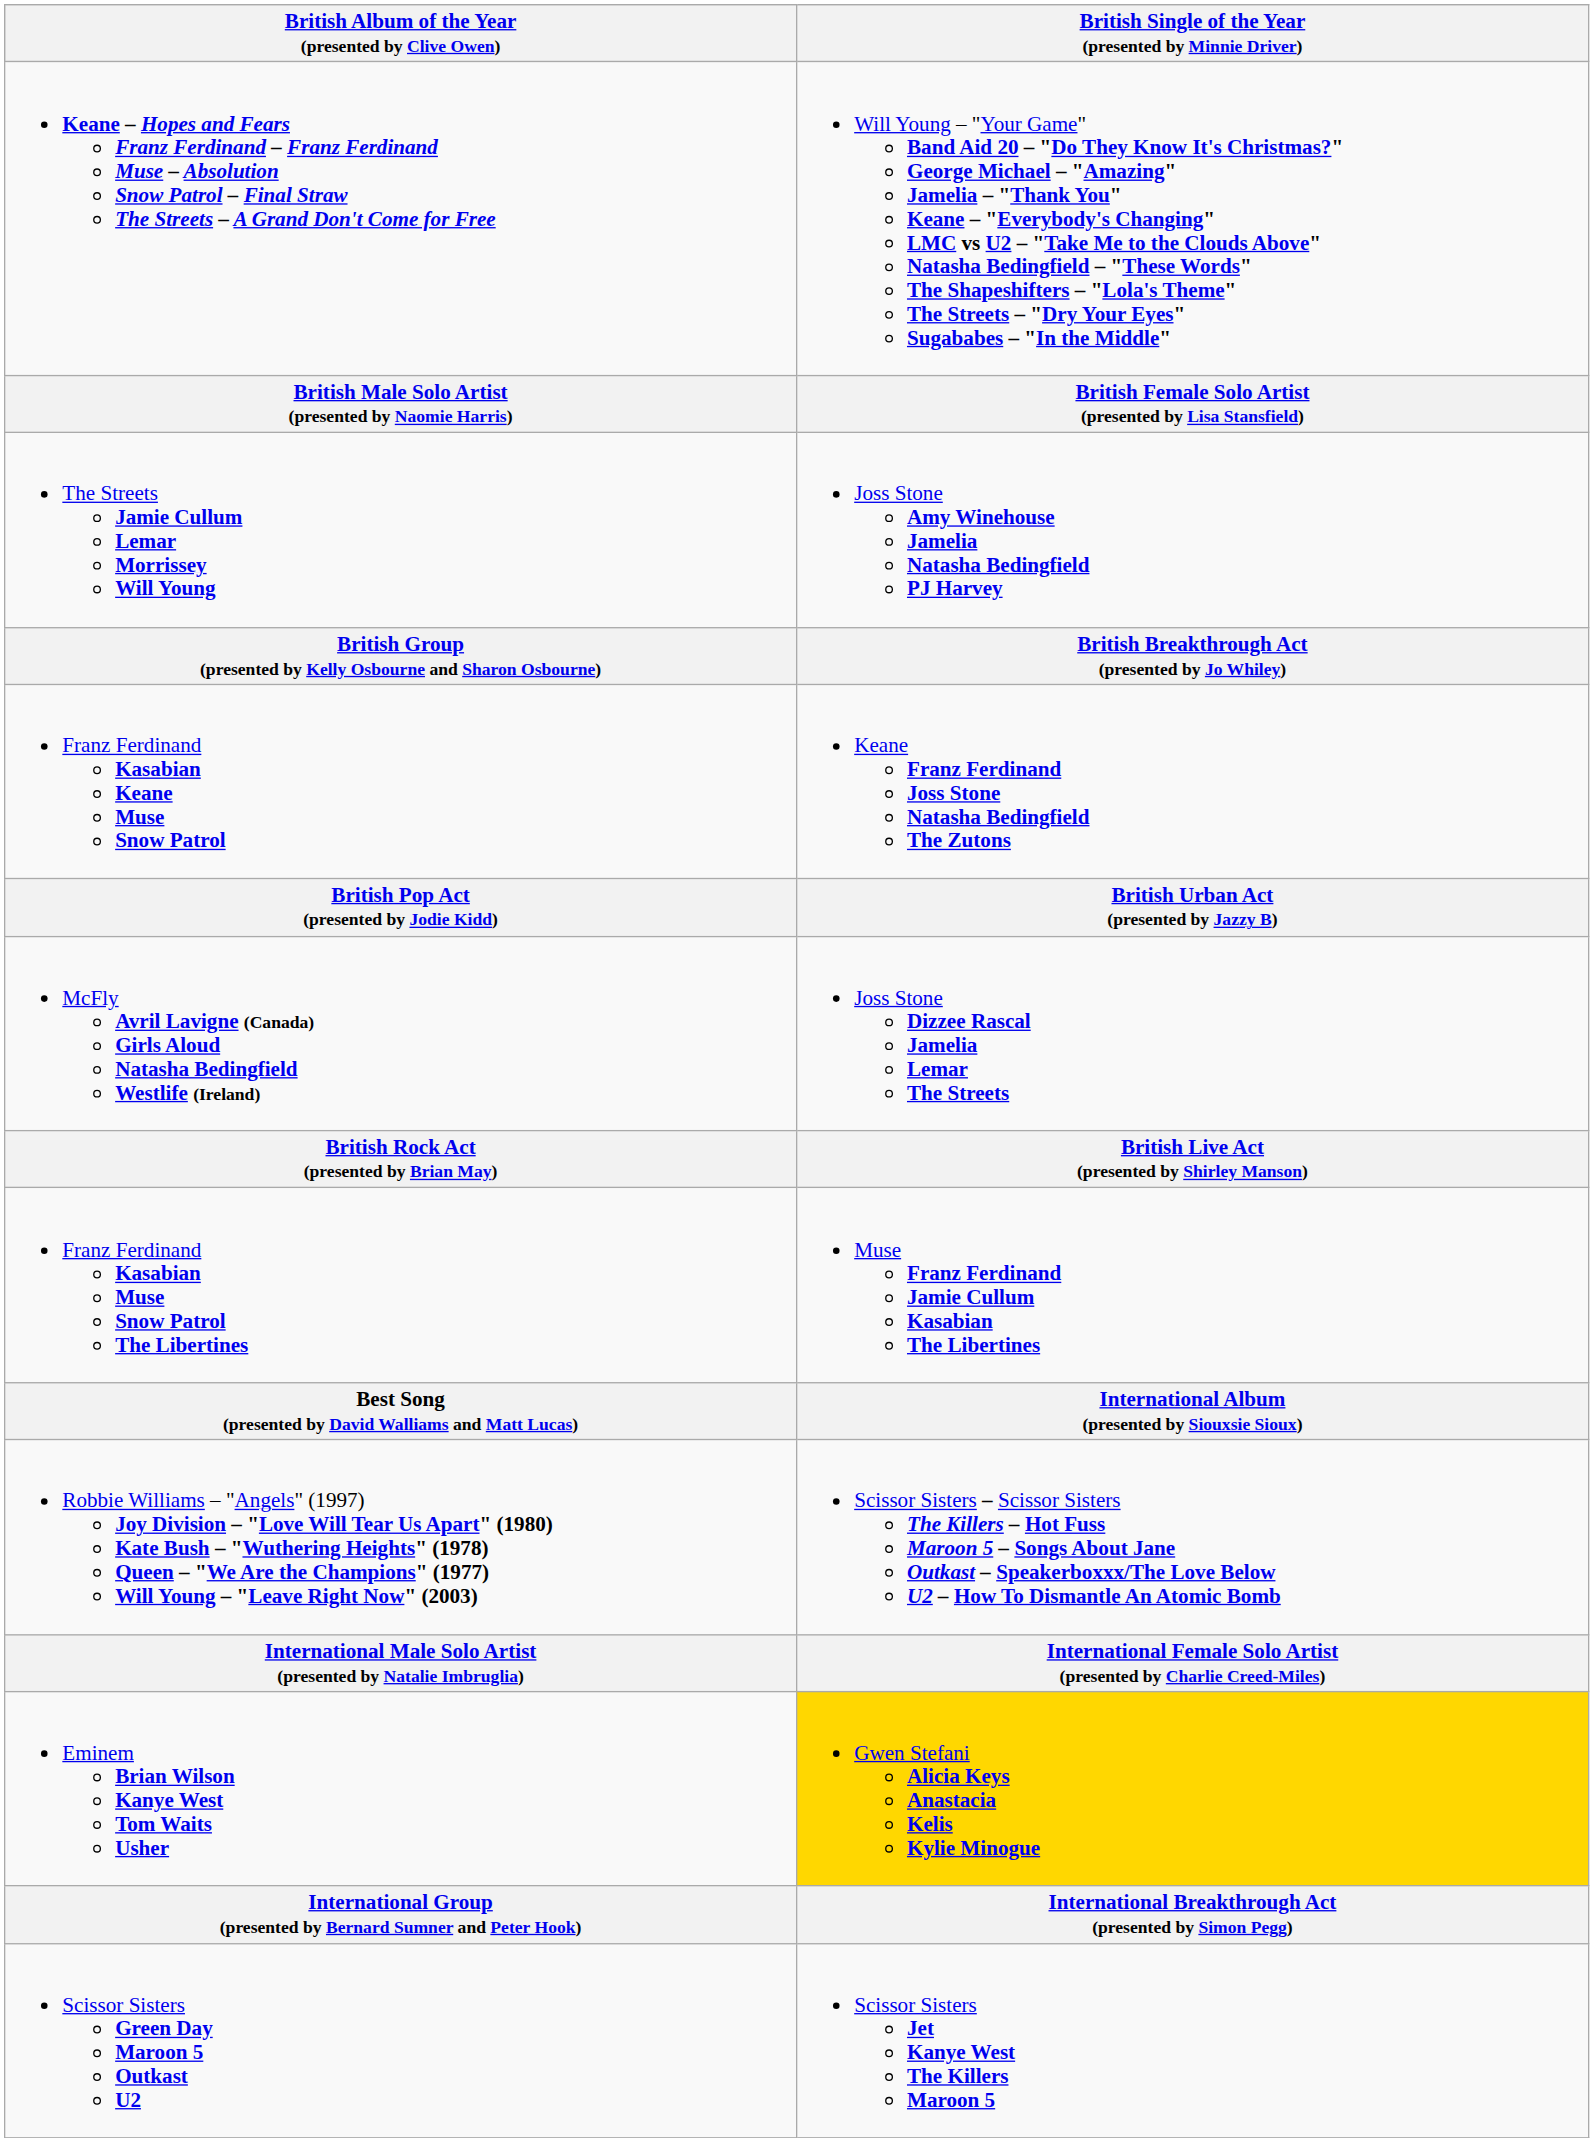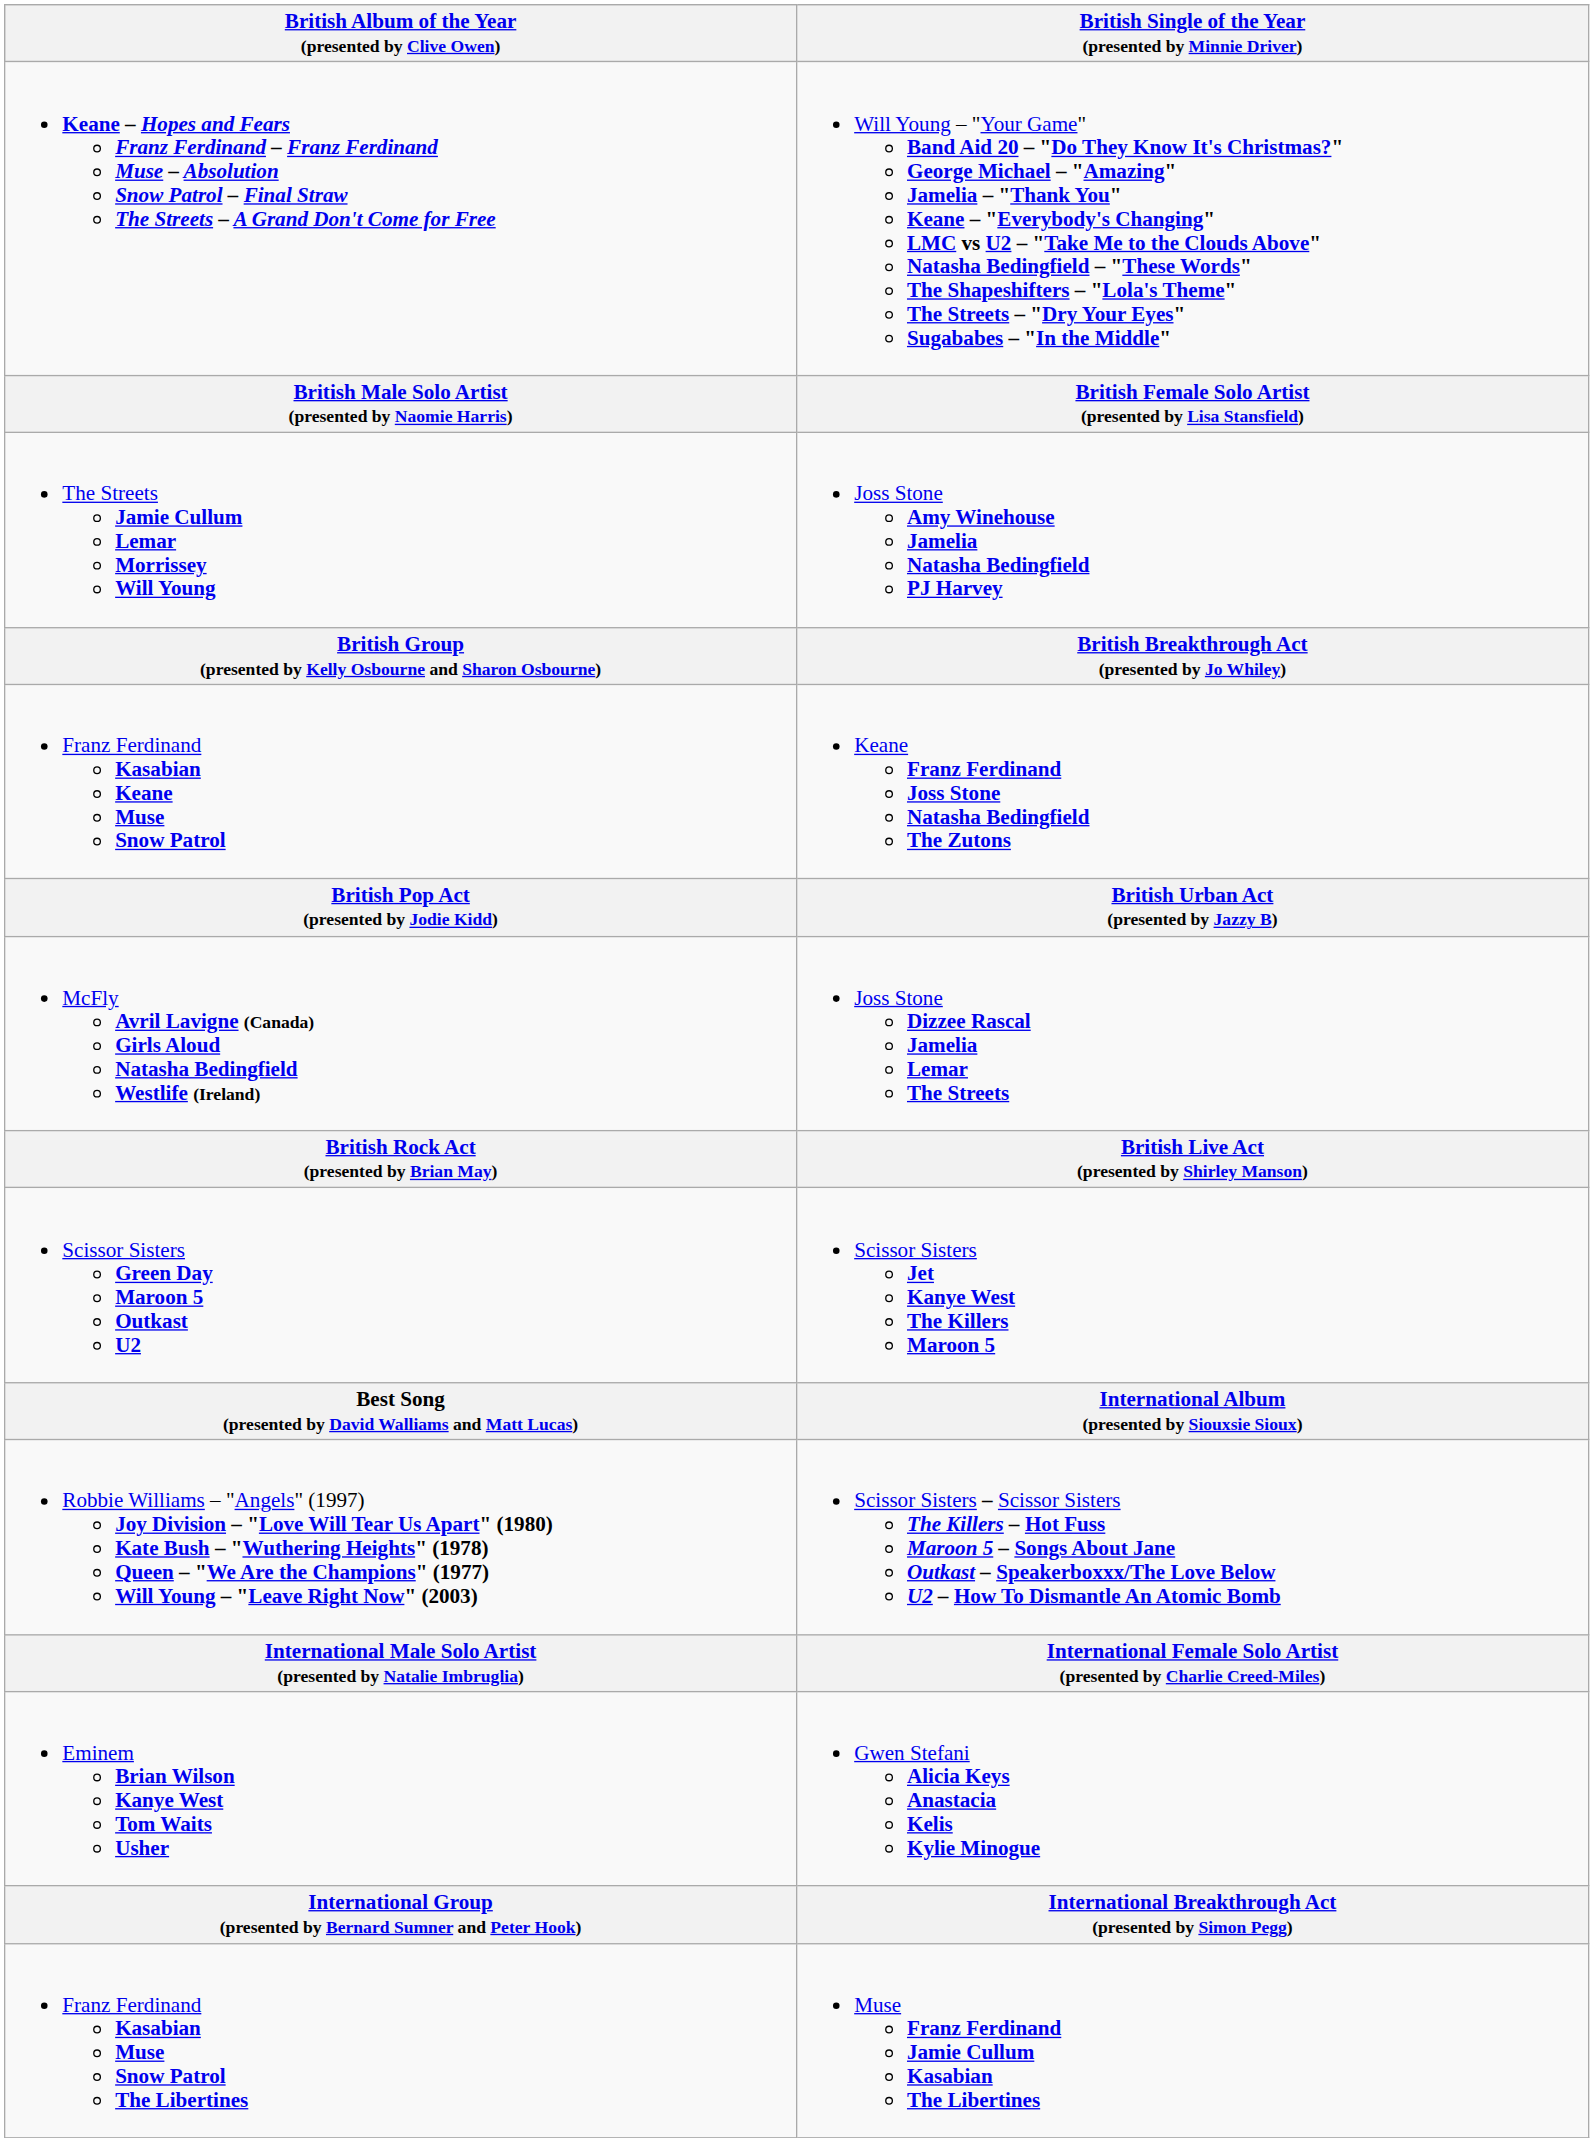rows swapped: (401, 1297) <-> (401, 2052)
(1192, 1801) gold background -> (1192, 1801) no background
